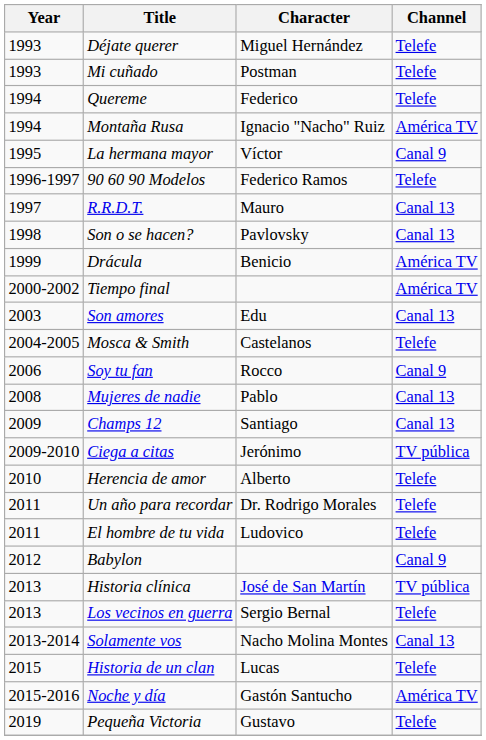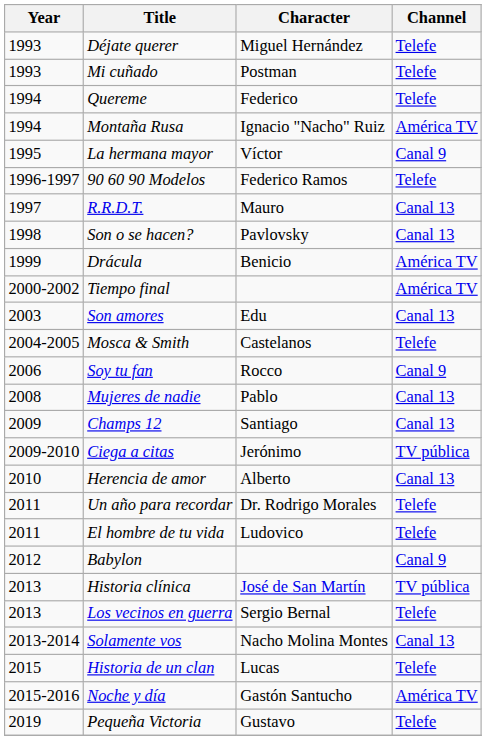(416, 478) Telefe -> (425, 478) Canal 13
